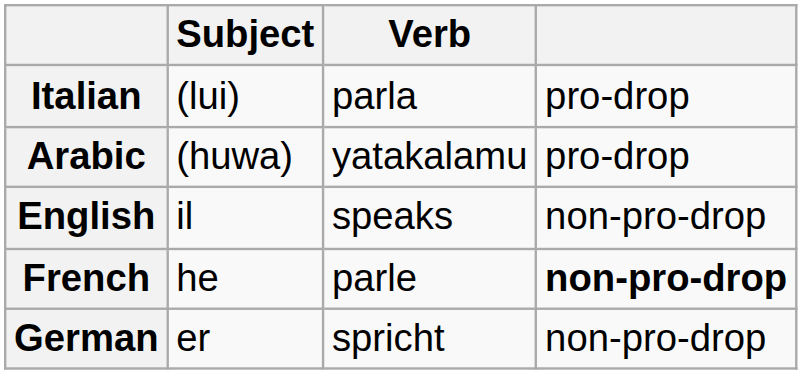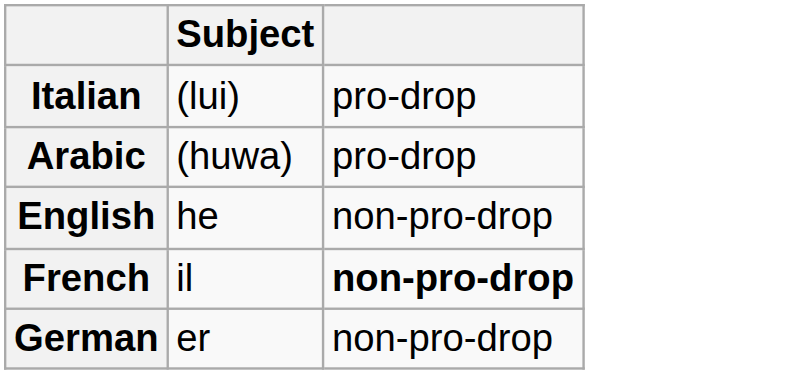- column: (430, 34)
(185, 216) il -> (197, 216) he
(197, 277) he -> (185, 277) il
